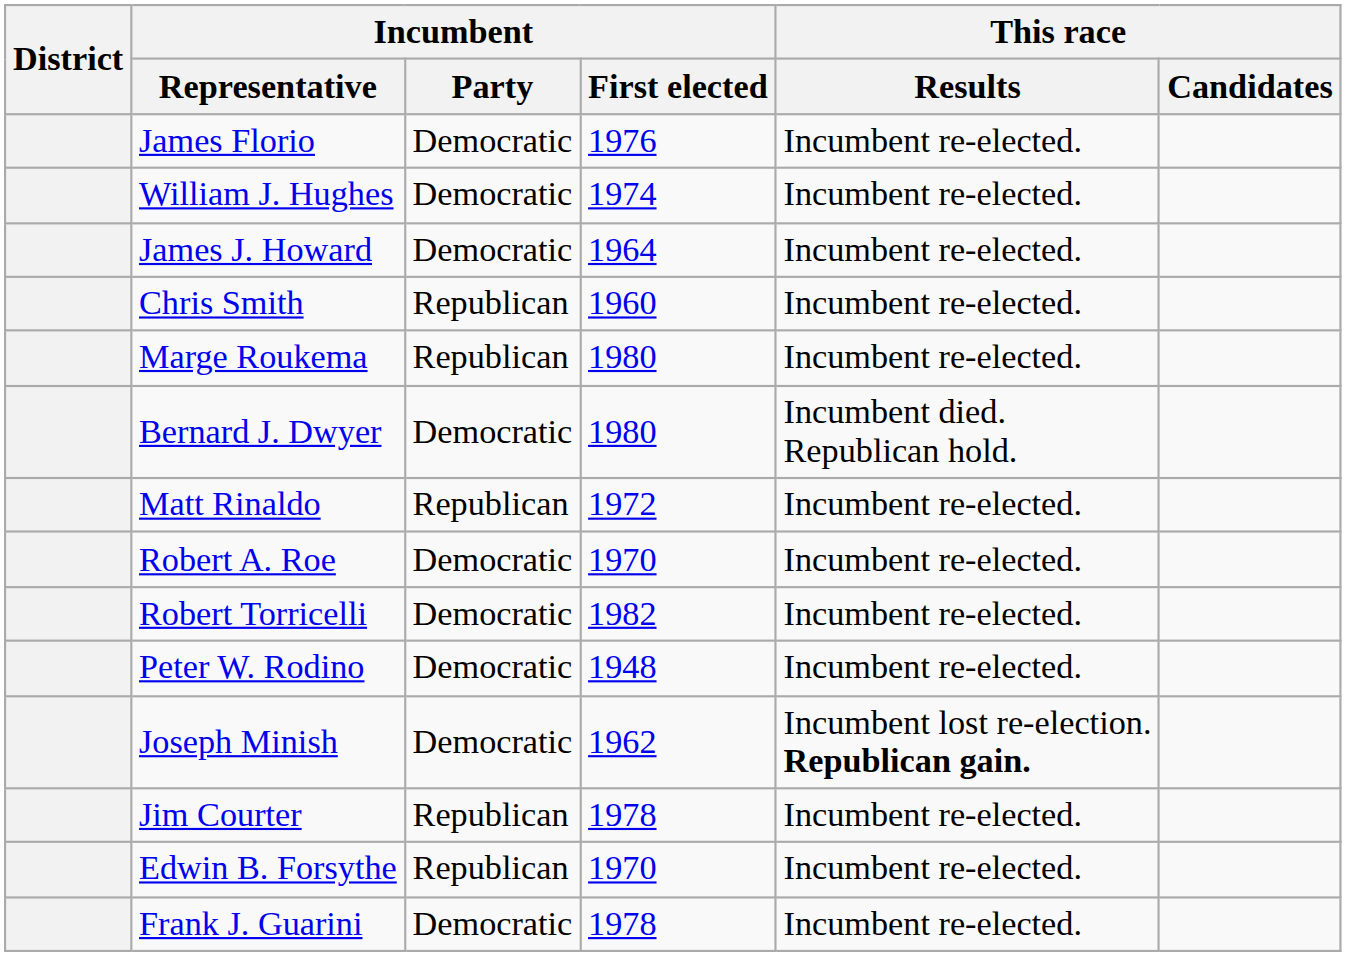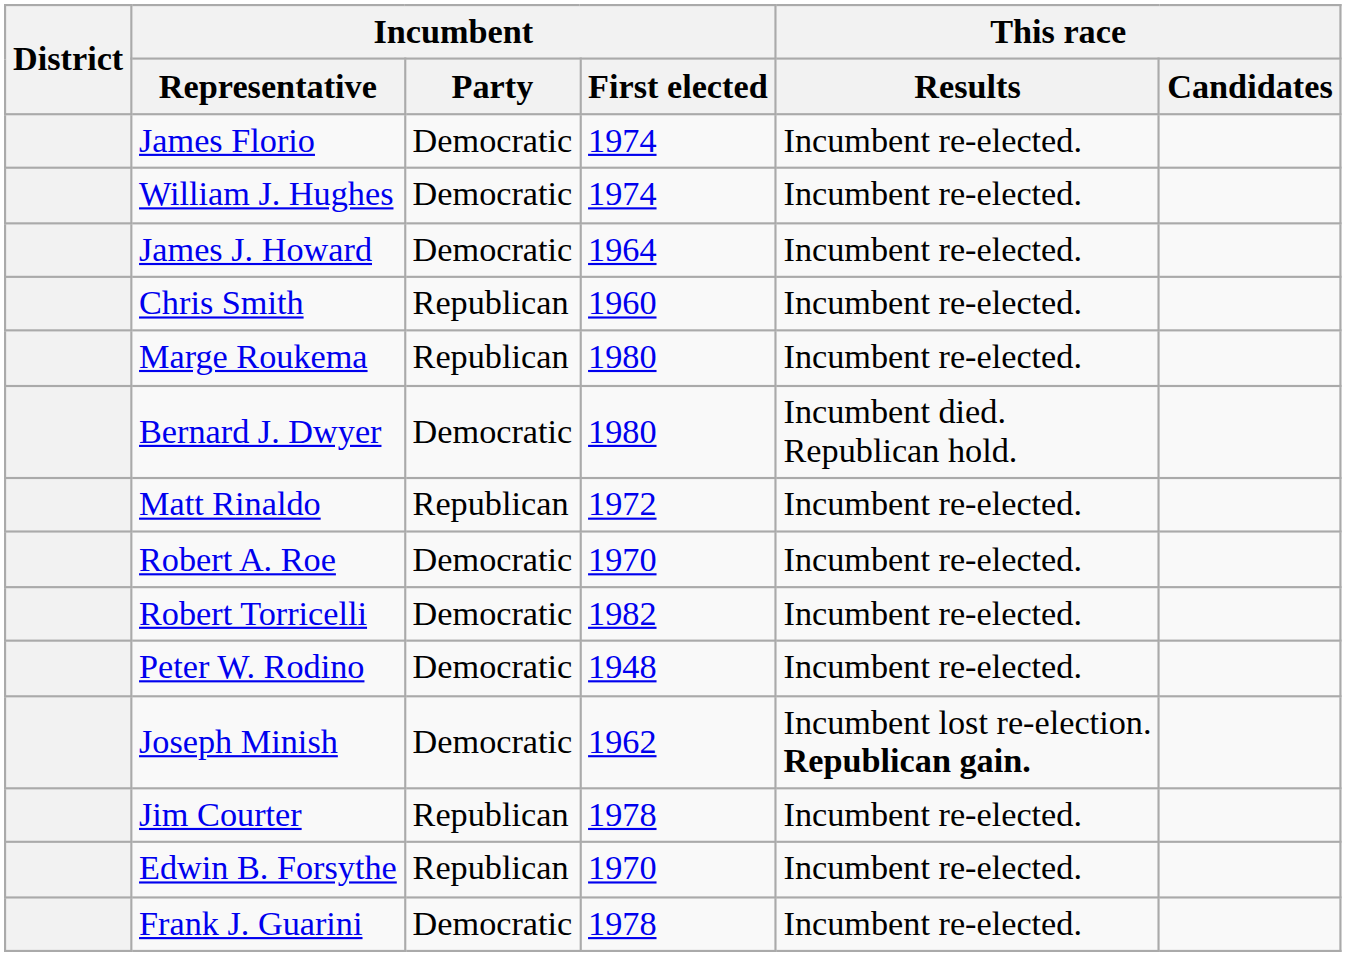(622, 140) 1976 -> (622, 140) 1974
